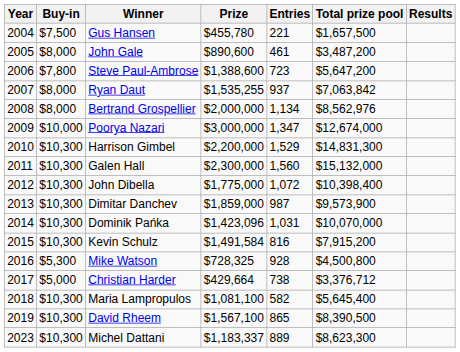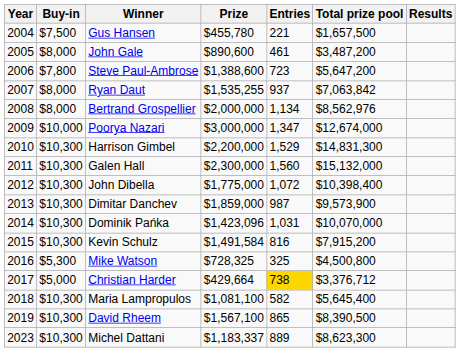(279, 261) 928 -> (279, 261) 325
(279, 280) no background -> (279, 280) gold background
